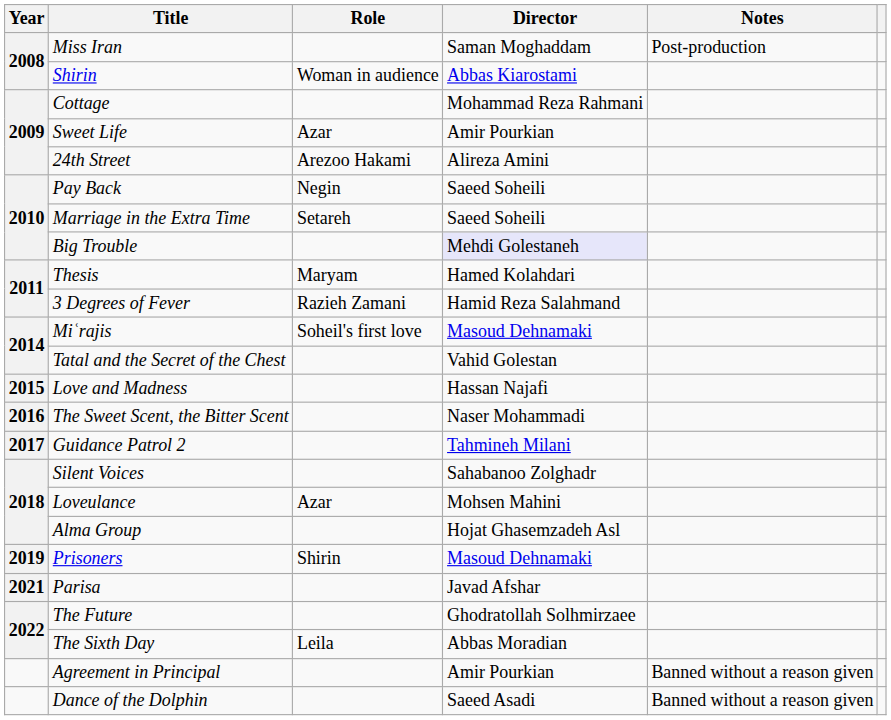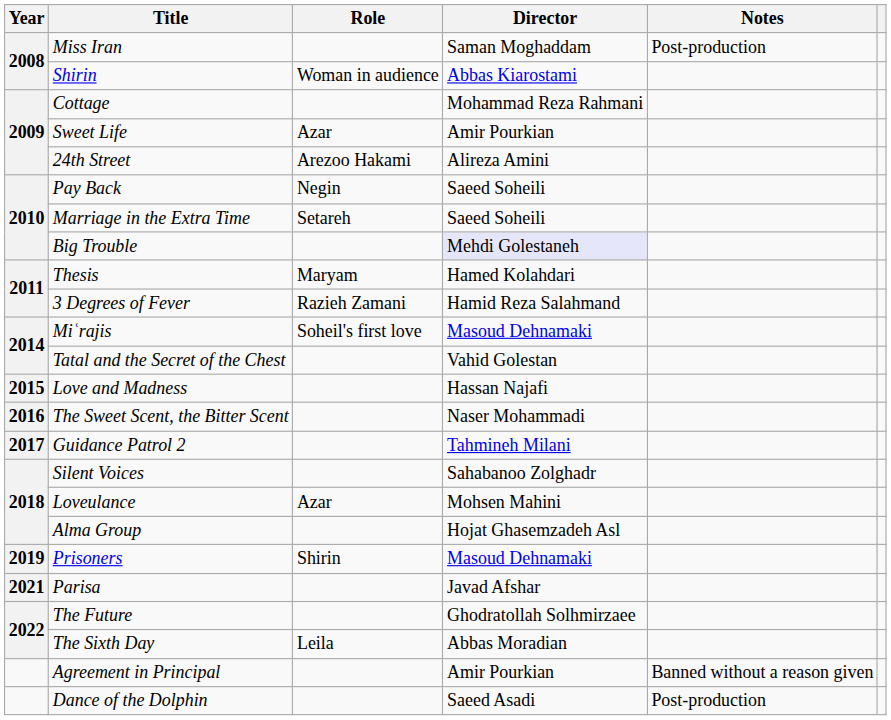(762, 700) Banned without a reason given -> (709, 700) Post-production
